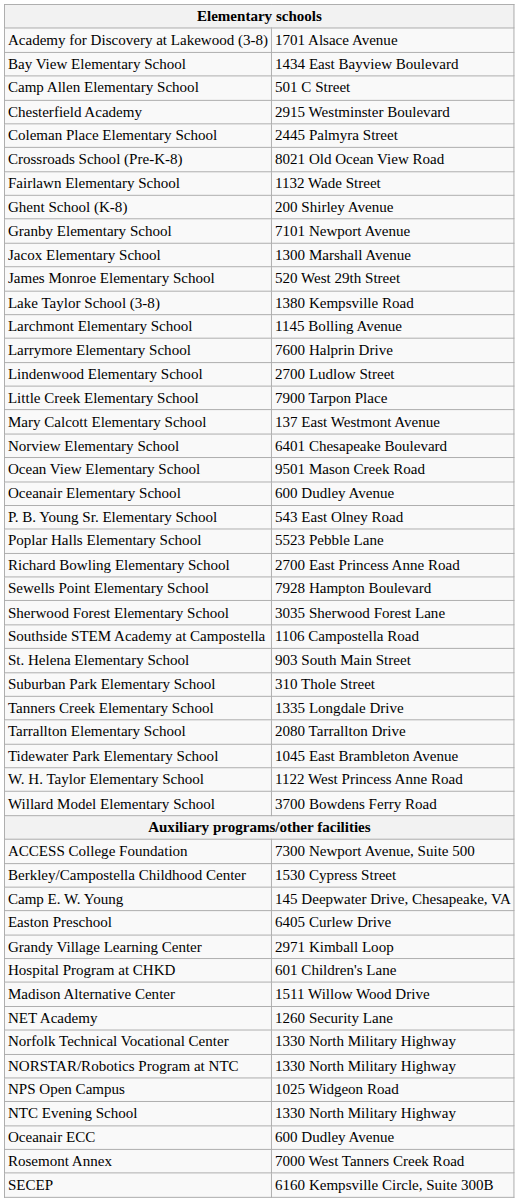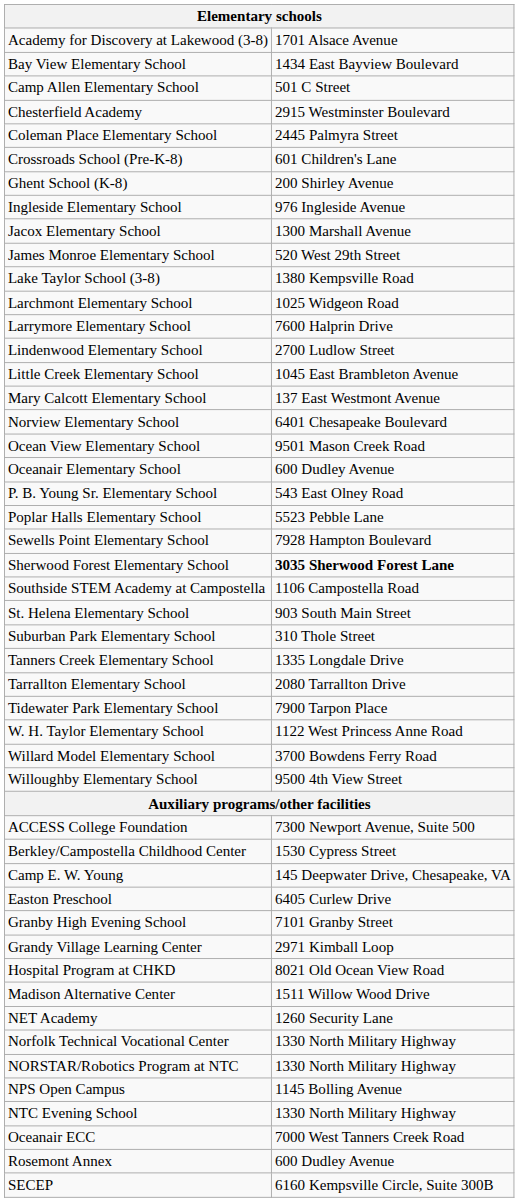(360, 159) 8021 Old Ocean View Road -> (336, 159) 601 Children's Lane
- row: (94, 183)
- row: (90, 231)
+ row: (95, 207)
(339, 326) 1145 Bolling Avenue -> (337, 302) 1025 Widgeon Road
(331, 398) 7900 Tarpon Place -> (367, 374) 1045 East Brambleton Avenue
- row: (119, 565)
(360, 612) normal -> (365, 565) bold
(367, 755) 1045 East Brambleton Avenue -> (331, 708) 7900 Tarpon Place
+ row: (103, 779)
+ row: (97, 922)
(336, 970) 601 Children's Lane -> (360, 970) 8021 Old Ocean View Road
(337, 1089) 1025 Widgeon Road -> (339, 1089) 1145 Bolling Avenue
(335, 1137) 600 Dudley Avenue -> (370, 1137) 7000 West Tanners Creek Road
(370, 1161) 7000 West Tanners Creek Road -> (335, 1161) 600 Dudley Avenue
